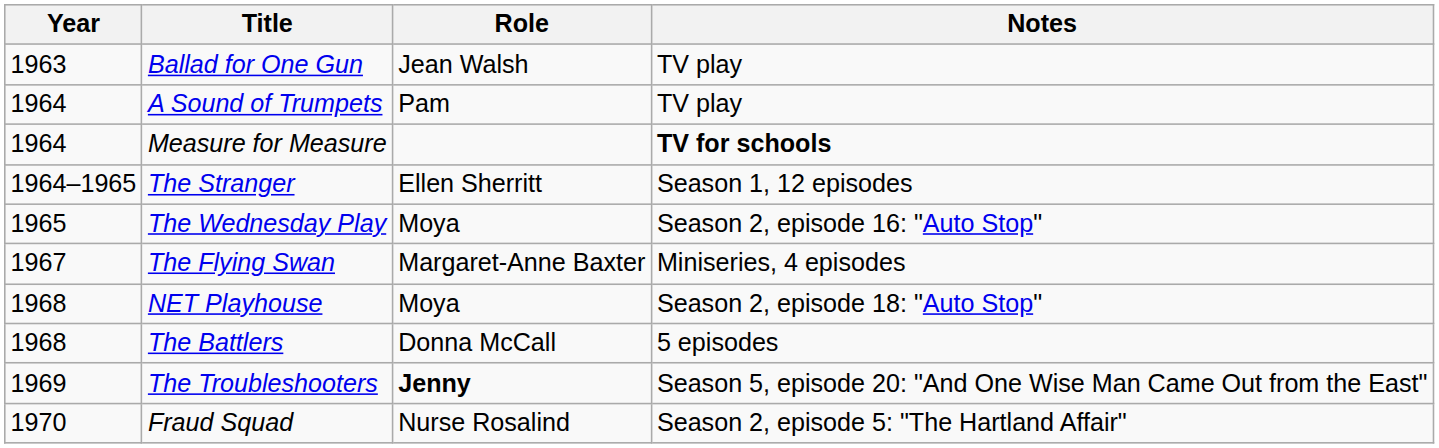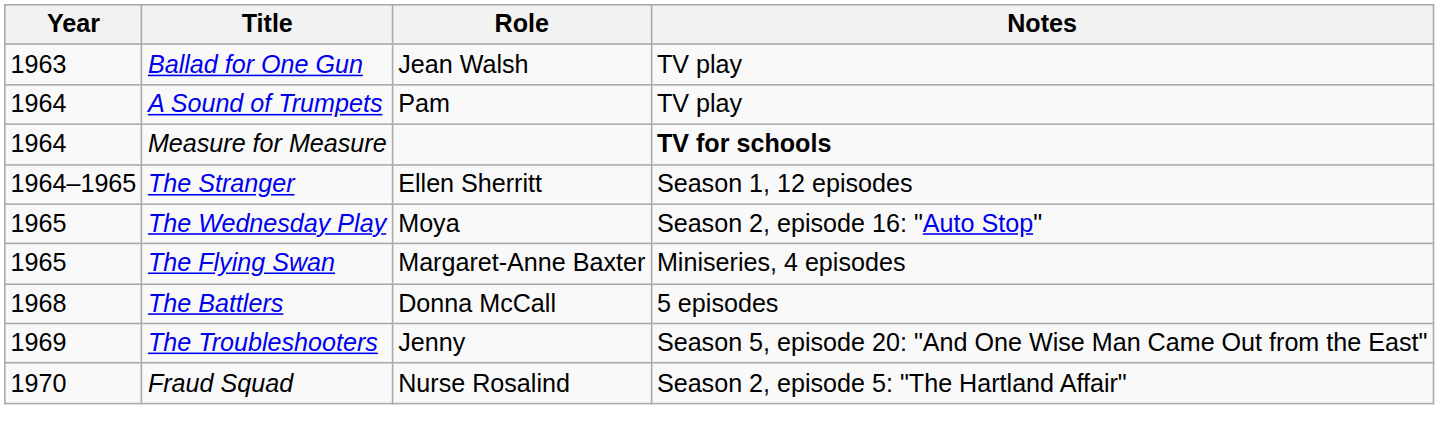(39, 263) 1967 -> (39, 263) 1965
- row: (235, 303)
(435, 382) bold -> (432, 343) normal
